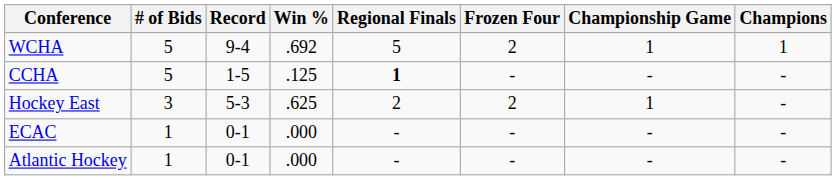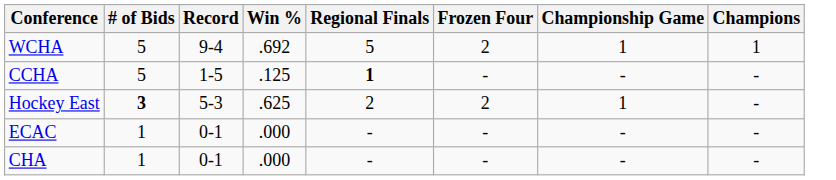(168, 103) normal -> (141, 103) bold
- row: (68, 160)
+ row: (28, 160)
